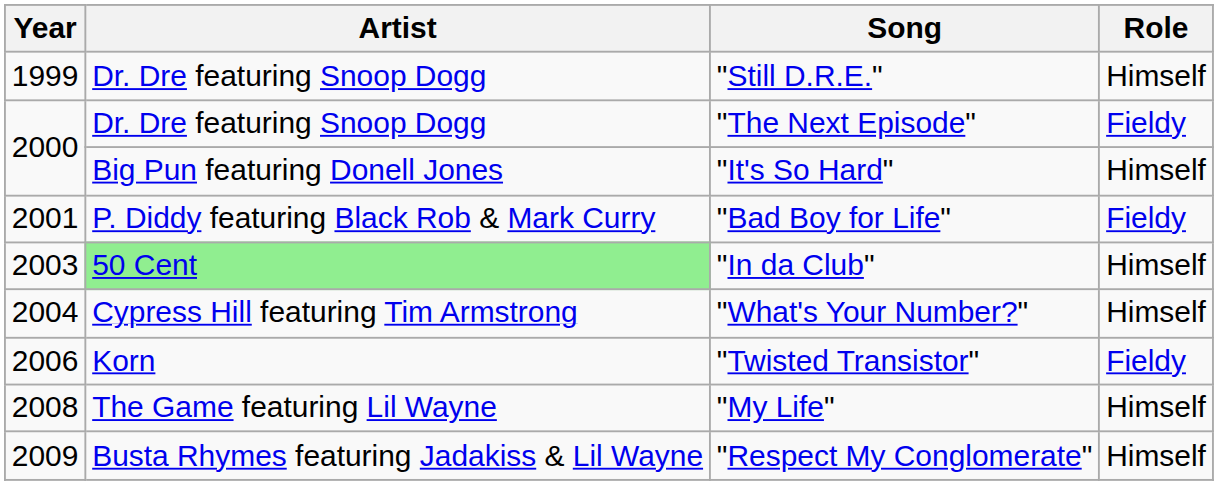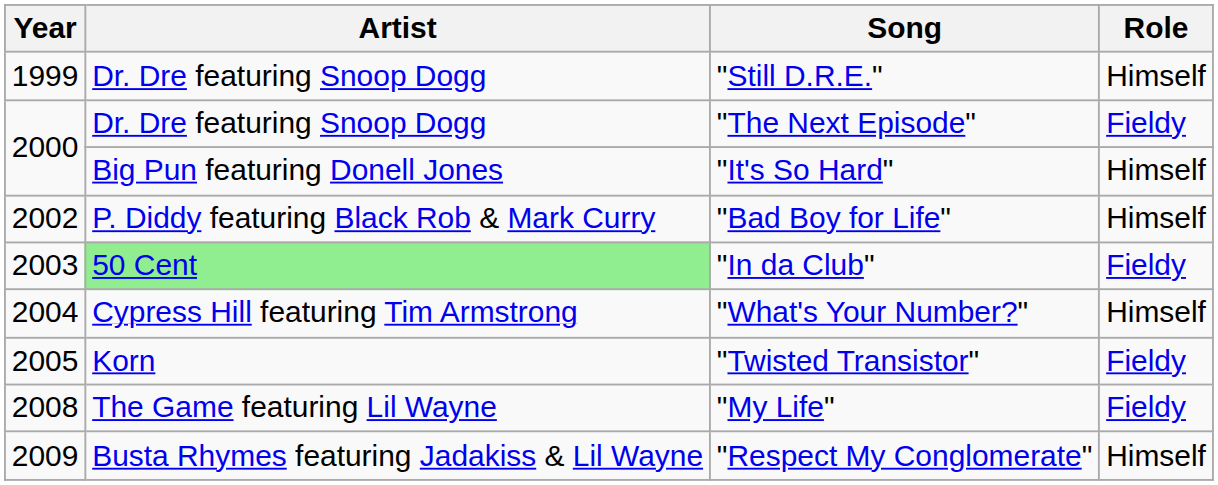(45, 218) 2001 -> (45, 218) 2002
(1146, 218) Fieldy -> (1156, 218) Himself
(1156, 265) Himself -> (1146, 265) Fieldy
(45, 360) 2006 -> (45, 360) 2005
(1156, 407) Himself -> (1146, 407) Fieldy
